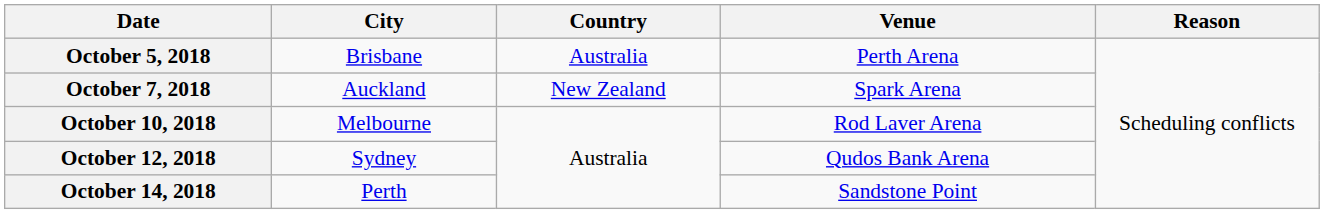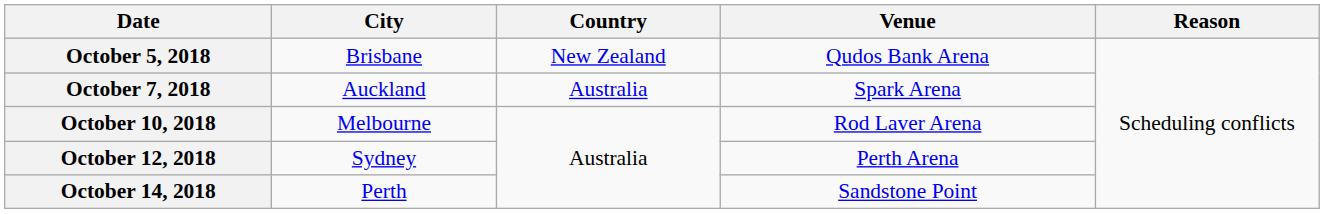(608, 55) Australia -> (608, 55) New Zealand
(908, 55) Perth Arena -> (908, 55) Qudos Bank Arena
(608, 89) New Zealand -> (608, 89) Australia
(908, 157) Qudos Bank Arena -> (908, 157) Perth Arena
